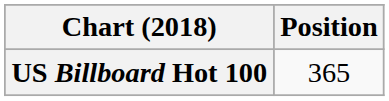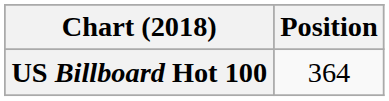(329, 71) 365 -> (329, 71) 364
